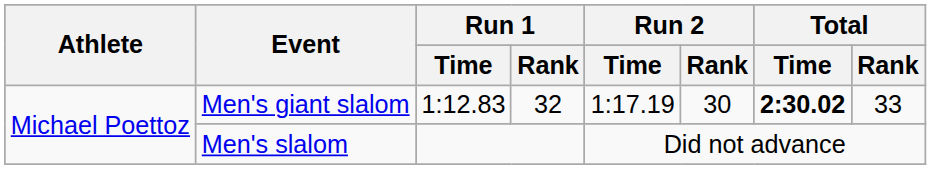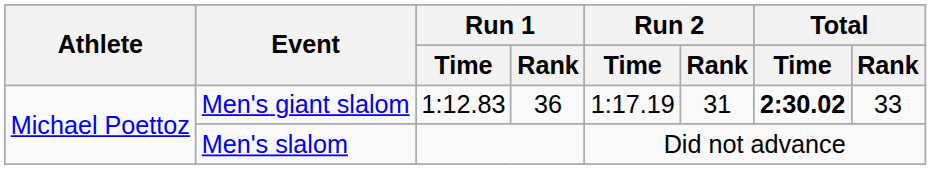(548, 105) 32 -> (548, 105) 36
(717, 105) 30 -> (717, 105) 31
